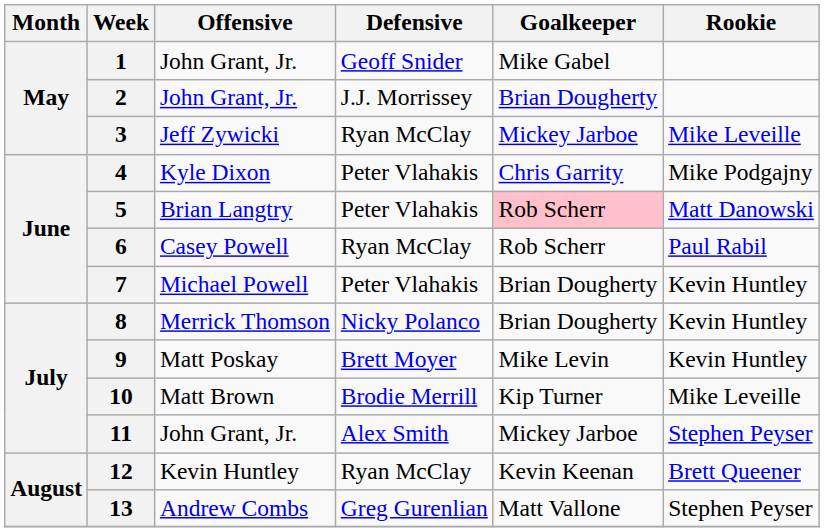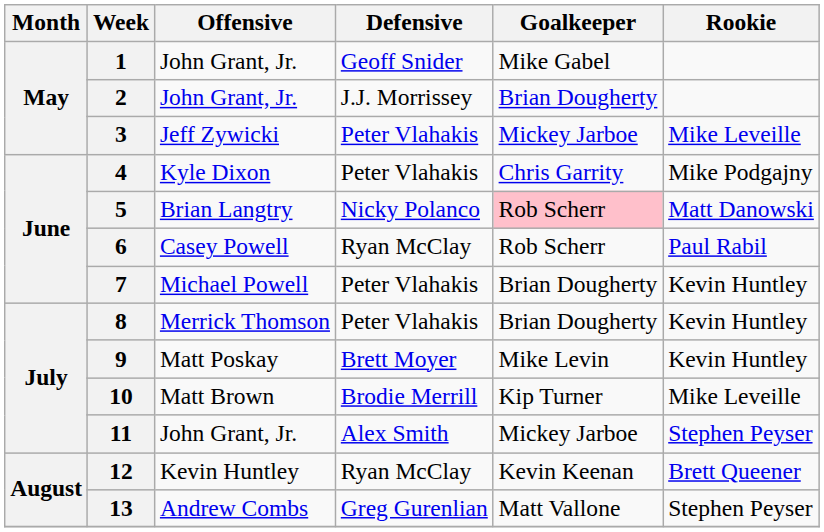(406, 135) Ryan McClay -> (410, 135) Peter Vlahakis
(410, 209) Peter Vlahakis -> (410, 209) Nicky Polanco
(410, 321) Nicky Polanco -> (410, 321) Peter Vlahakis
